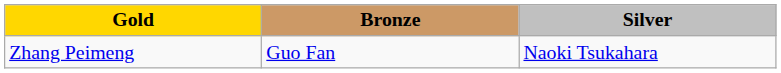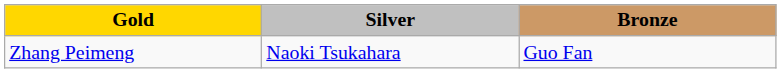columns swapped: (647, 20) <-> (390, 20)
